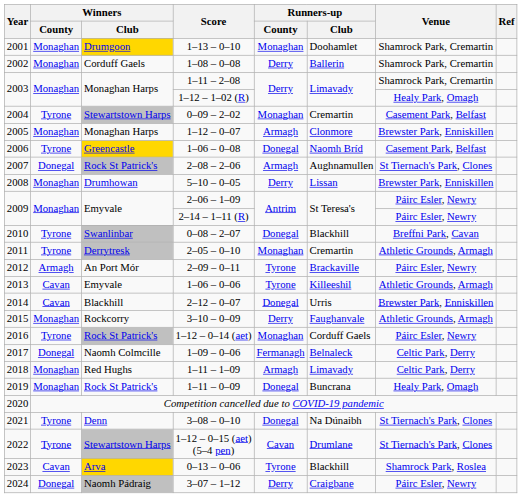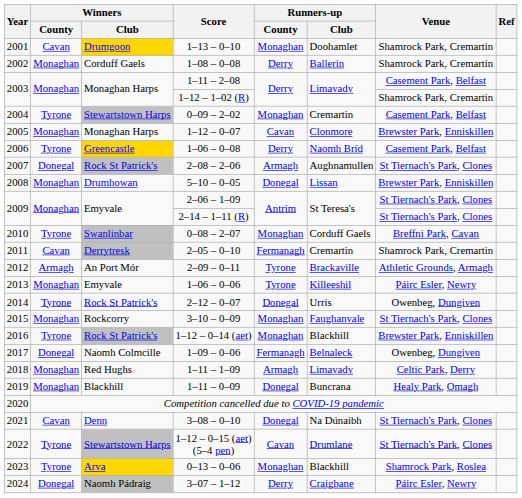(56, 47) Monaghan -> (56, 47) Cavan
(436, 81) Shamrock Park, Cremartin -> (436, 81) Casement Park, Belfast
(436, 98) Healy Park, Omagh -> (436, 98) Shamrock Park, Cremartin
(281, 132) Armagh -> (281, 132) Cavan
(281, 149) Donegal -> (281, 149) Derry
(281, 183) Derry -> (281, 183) Donegal
(436, 200) Páirc Esler, Newry -> (436, 200) St Tiernach's Park, Clones
(436, 217) Páirc Esler, Newry -> (436, 217) St Tiernach's Park, Clones
(281, 234) Donegal -> (281, 234) Monaghan
(329, 234) Blackhill -> (340, 234) Corduff Gaels
(56, 251) Tyrone -> (56, 251) Cavan
(281, 251) Monaghan -> (281, 251) Fermanagh
(436, 251) Athletic Grounds, Armagh -> (436, 251) Shamrock Park, Cremartin
(436, 268) Páirc Esler, Newry -> (436, 268) Athletic Grounds, Armagh
(56, 285) Cavan -> (56, 285) Monaghan
(436, 285) Athletic Grounds, Armagh -> (436, 285) Páirc Esler, Newry
(56, 302) Cavan -> (56, 302) Tyrone
(104, 302) Blackhill -> (121, 302) Rock St Patrick's
(436, 302) Brewster Park, Enniskillen -> (436, 302) Owenbeg, Dungiven
(281, 319) Derry -> (281, 319) Monaghan
(436, 319) Athletic Grounds, Armagh -> (436, 319) St Tiernach's Park, Clones
(340, 336) Corduff Gaels -> (329, 336) Blackhill
(436, 336) Páirc Esler, Newry -> (436, 336) Brewster Park, Enniskillen
(436, 353) Celtic Park, Derry -> (436, 353) Owenbeg, Dungiven
(121, 387) Rock St Patrick's -> (104, 387) Blackhill
(56, 421) Tyrone -> (56, 421) Cavan
(56, 467) Cavan -> (56, 467) Tyrone
(281, 467) Tyrone -> (281, 467) Monaghan
